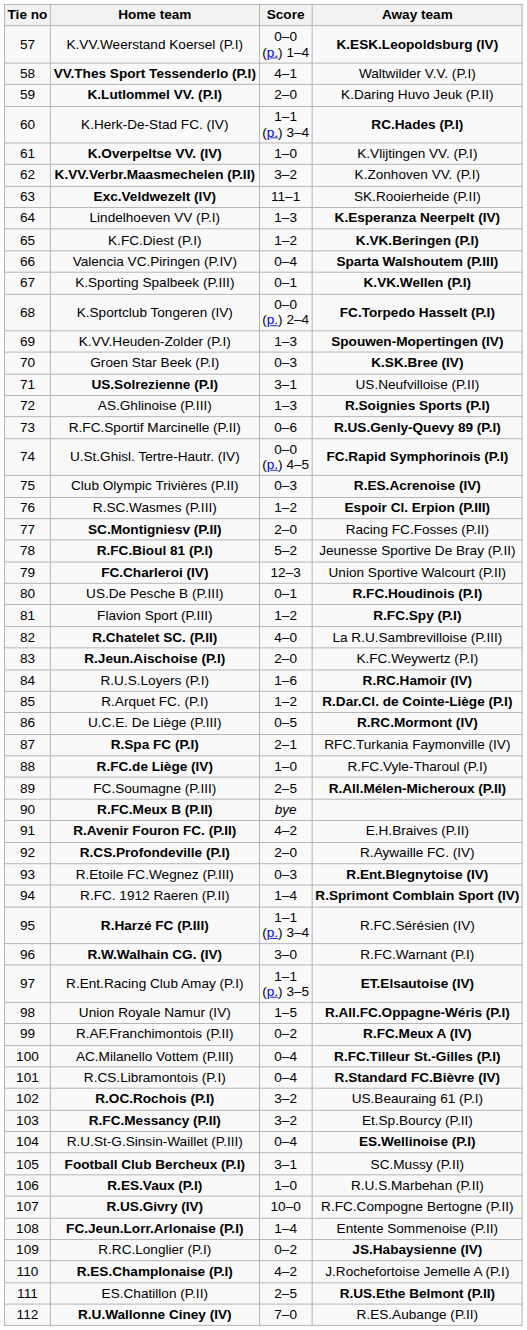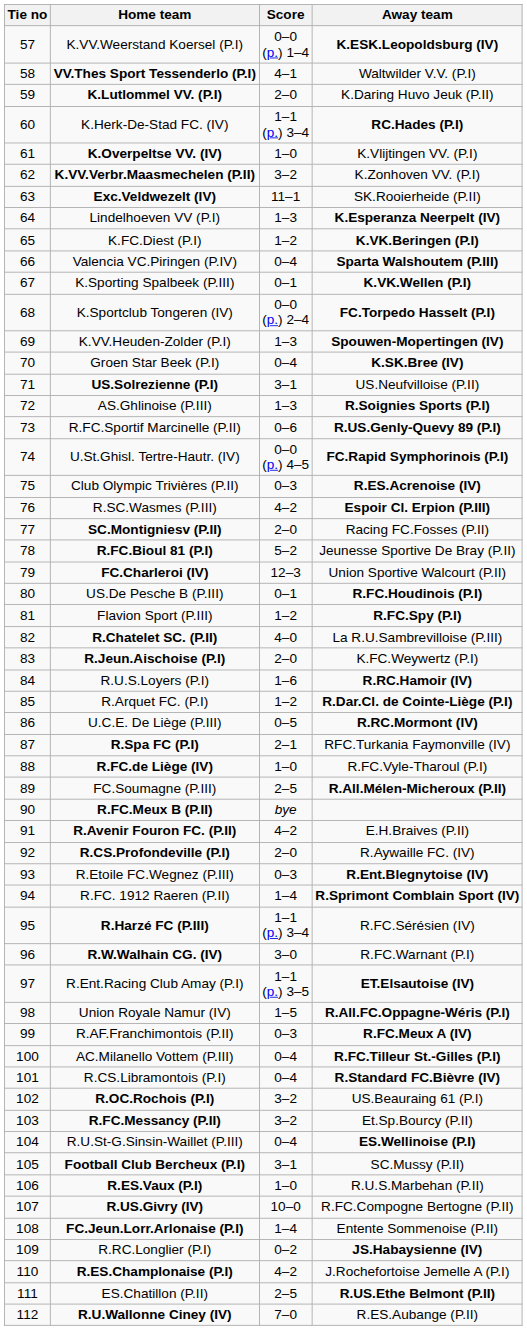(286, 363) 0–3 -> (286, 363) 0–4
(286, 507) 1–2 -> (286, 507) 4–2
(286, 1034) 0–2 -> (286, 1034) 0–3
